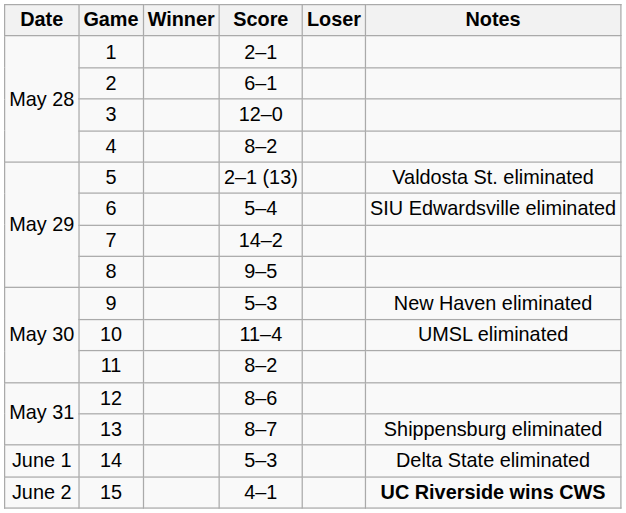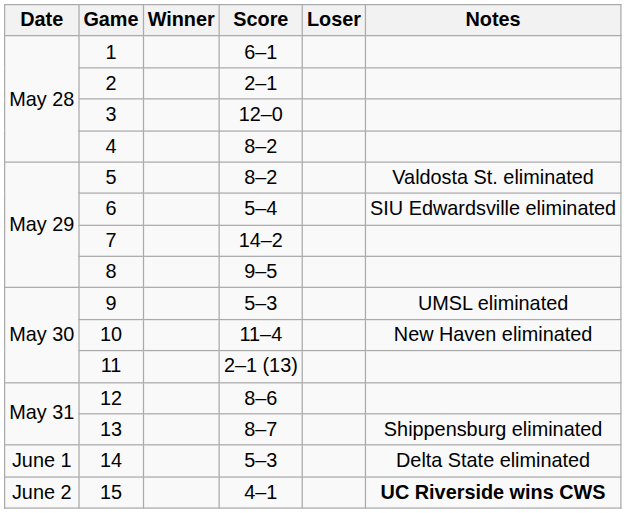(261, 51) 2–1 -> (261, 51) 6–1
(261, 83) 6–1 -> (261, 83) 2–1
(261, 177) 2–1 (13) -> (261, 177) 8–2
(493, 303) New Haven eliminated -> (493, 303) UMSL eliminated
(493, 334) UMSL eliminated -> (493, 334) New Haven eliminated
(261, 366) 8–2 -> (261, 366) 2–1 (13)
